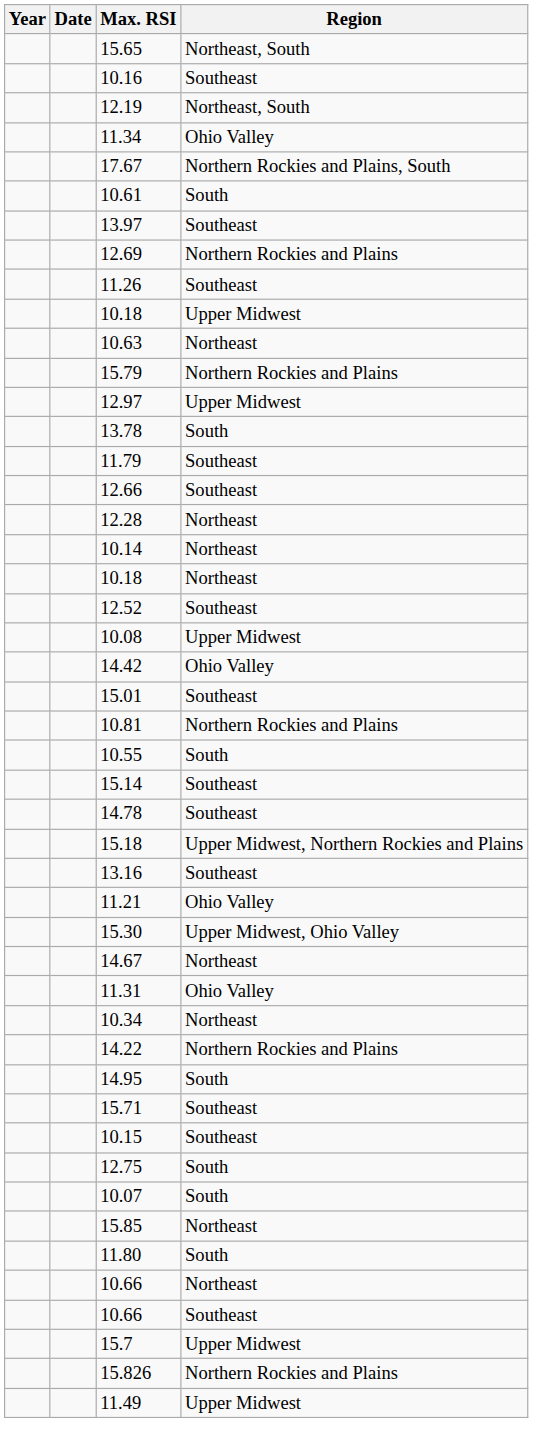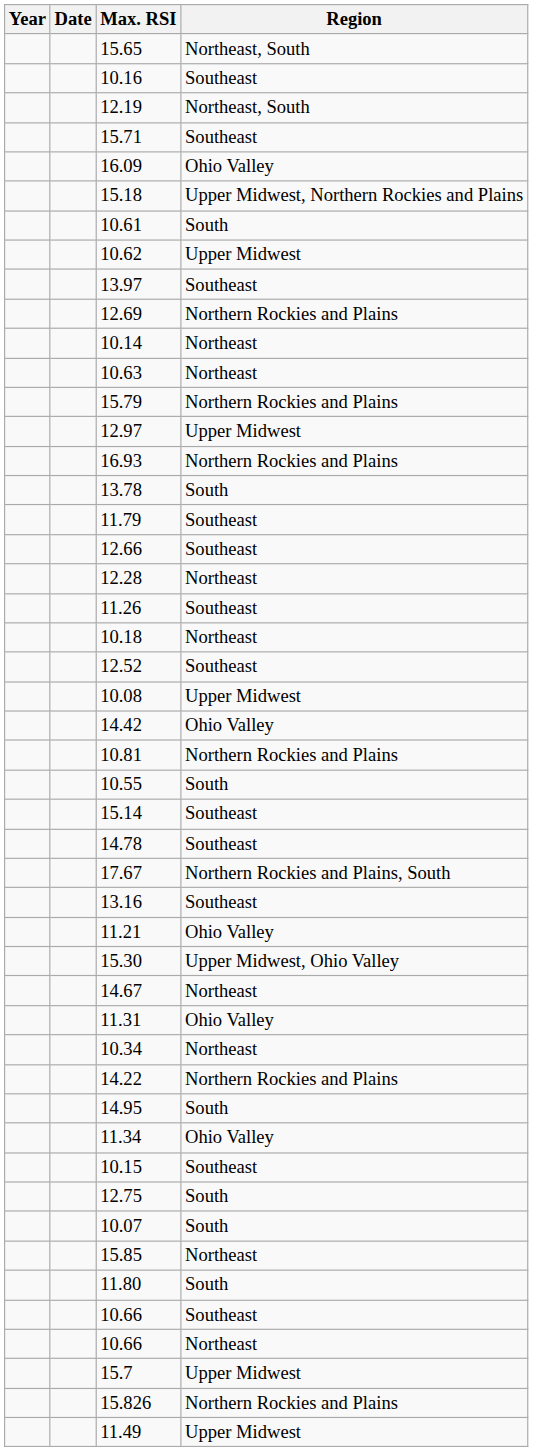rows swapped: (121, 136) <-> (121, 1108)
+ row: (121, 166)
rows swapped: (121, 166) <-> (121, 843)
+ row: (121, 254)
rows swapped: (121, 284) <-> (121, 549)
- row: (121, 313)
+ row: (121, 460)
- row: (121, 696)
rows swapped: (121, 1314) <-> (121, 1284)
